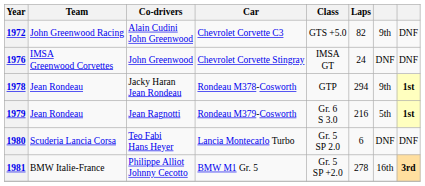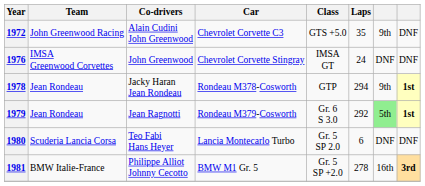(361, 34) 82 -> (361, 34) 35
(361, 114) 216 -> (361, 114) 292
(385, 114) no background -> (385, 114) lightgreen background
